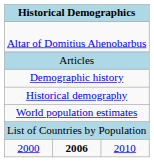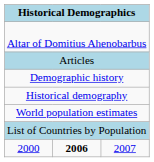(125, 148) 2010 -> (125, 148) 2007
